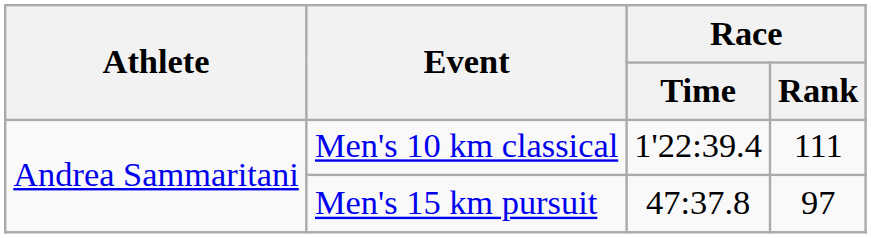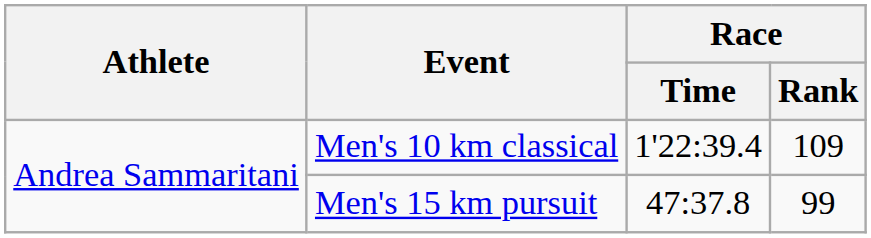(818, 146) 111 -> (818, 146) 109
(818, 203) 97 -> (818, 203) 99
